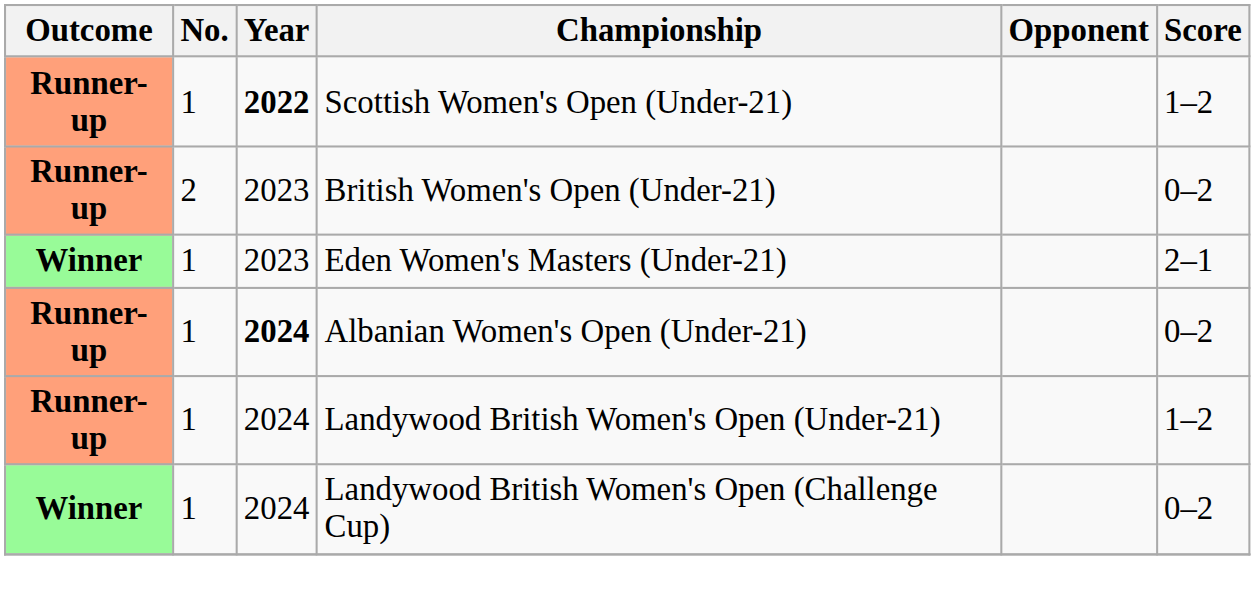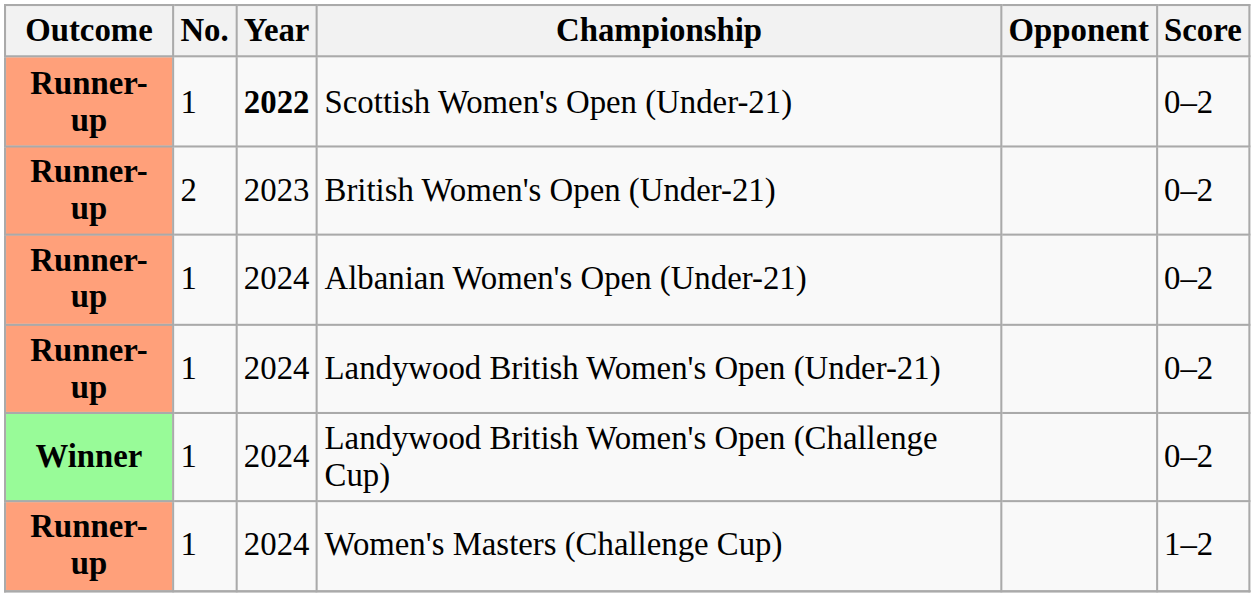(1189, 100) 1–2 -> (1189, 100) 0–2
- row: (556, 260)
(277, 330) bold -> (277, 278) normal
(1189, 419) 1–2 -> (1189, 367) 0–2
+ row: (553, 545)
